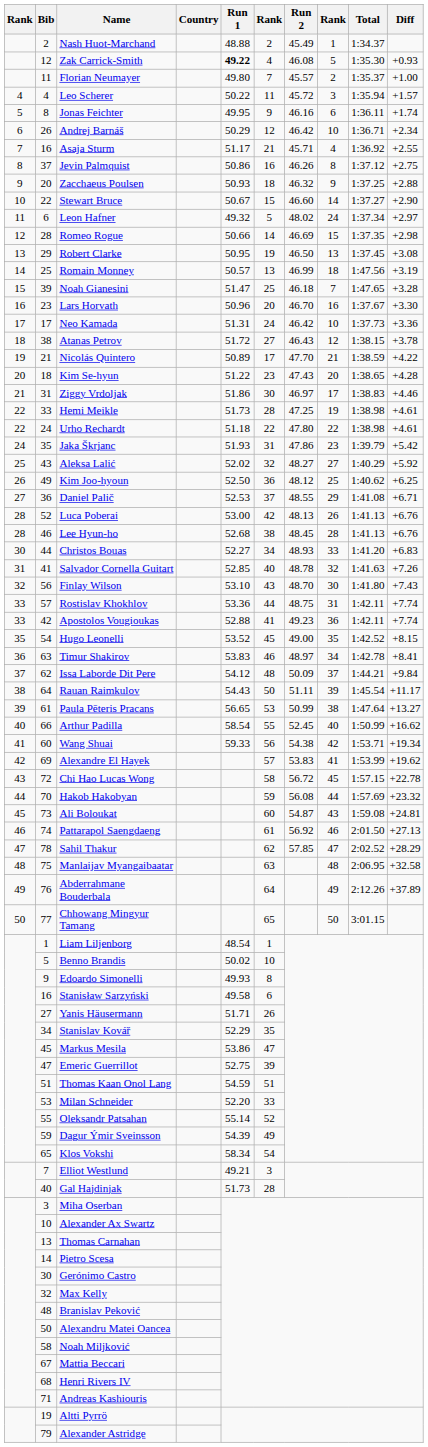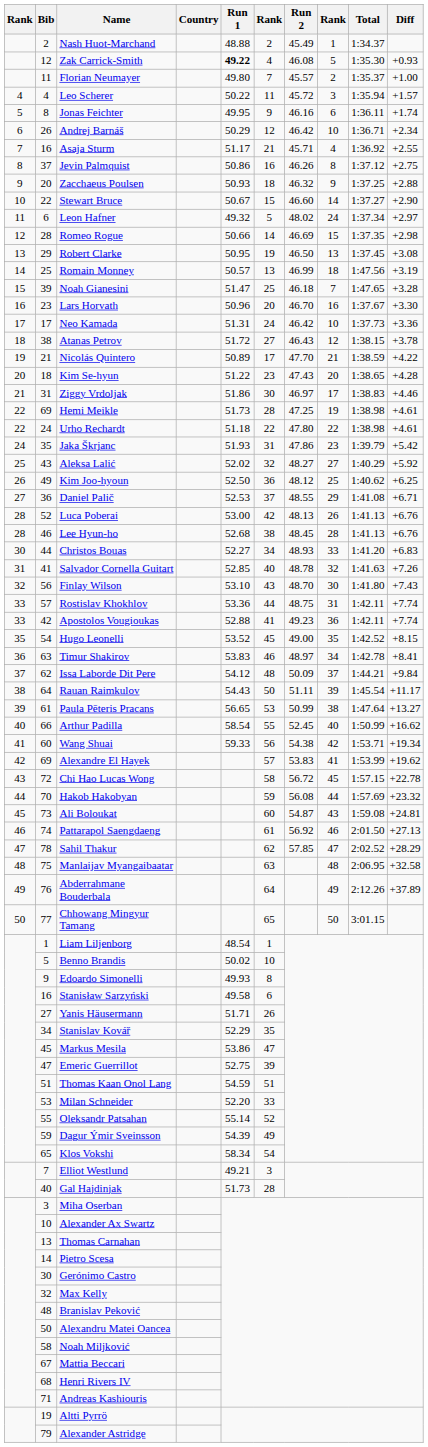(46, 410) 33 -> (46, 410) 69
